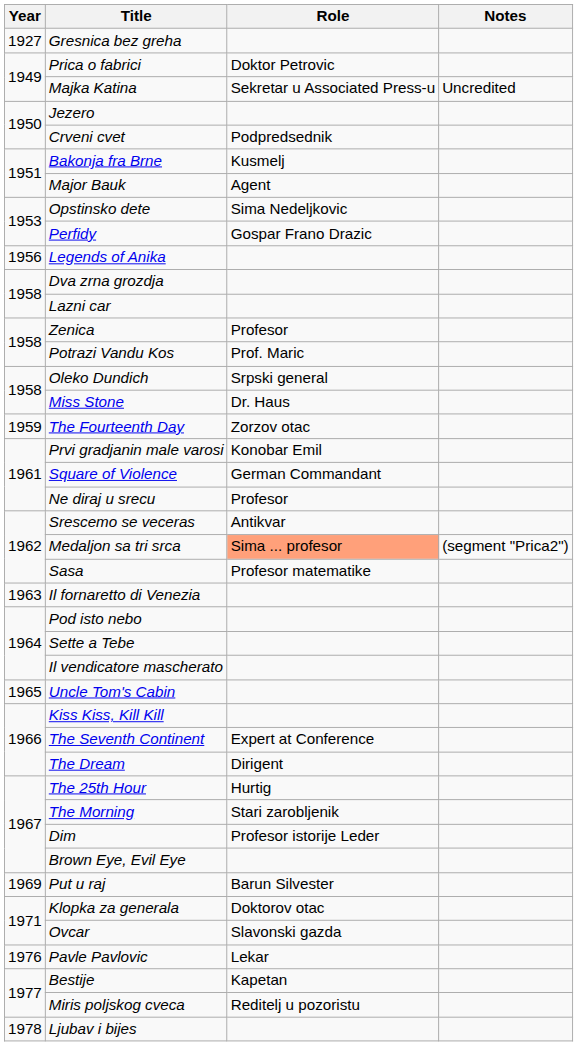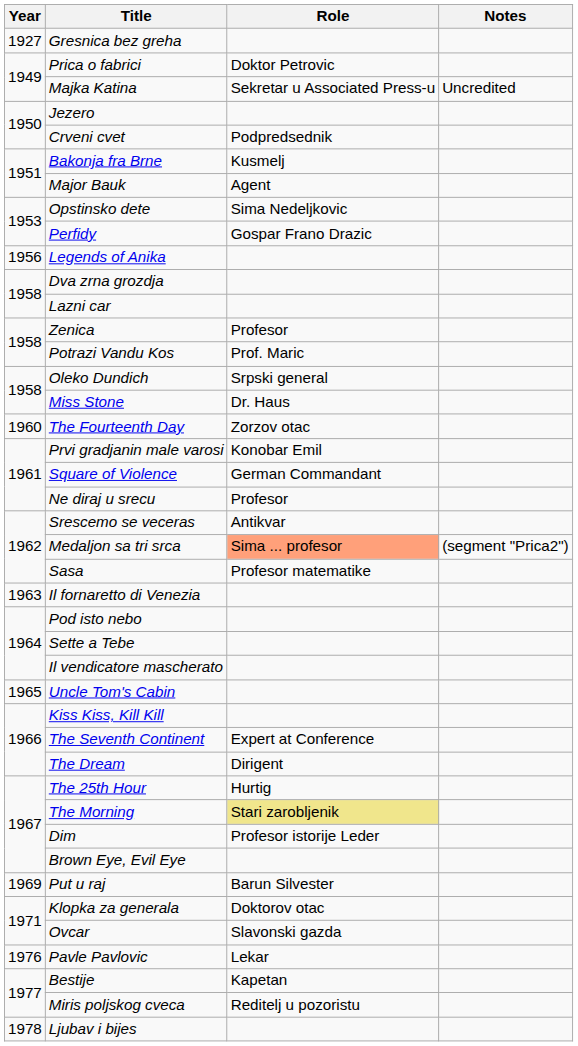(25, 426) 1959 -> (25, 426) 1960
(285, 812) no background -> (285, 812) khaki background
